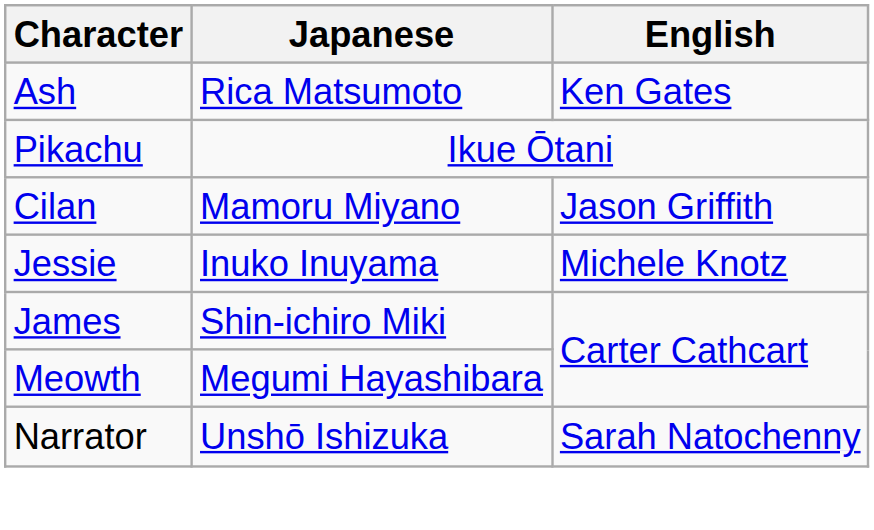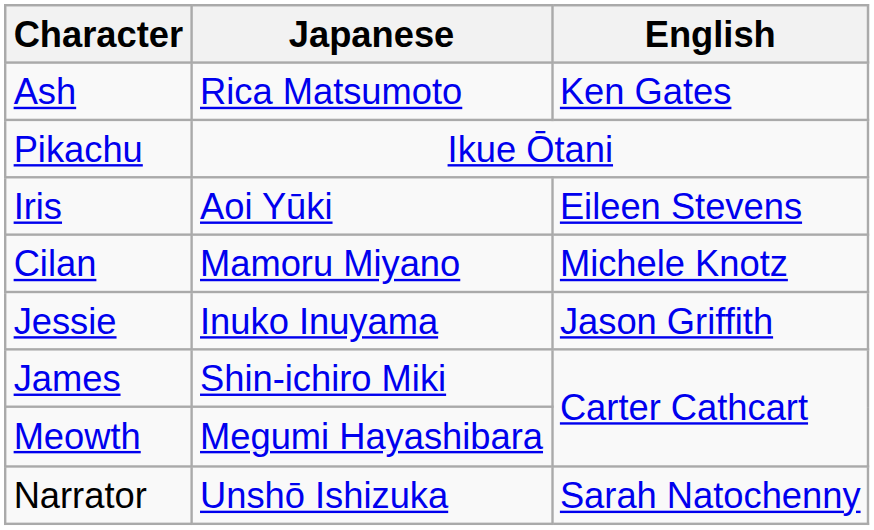+ row: (38, 206)
(666, 206) Jason Griffith -> (674, 264) Michele Knotz
(674, 264) Michele Knotz -> (666, 321) Jason Griffith
